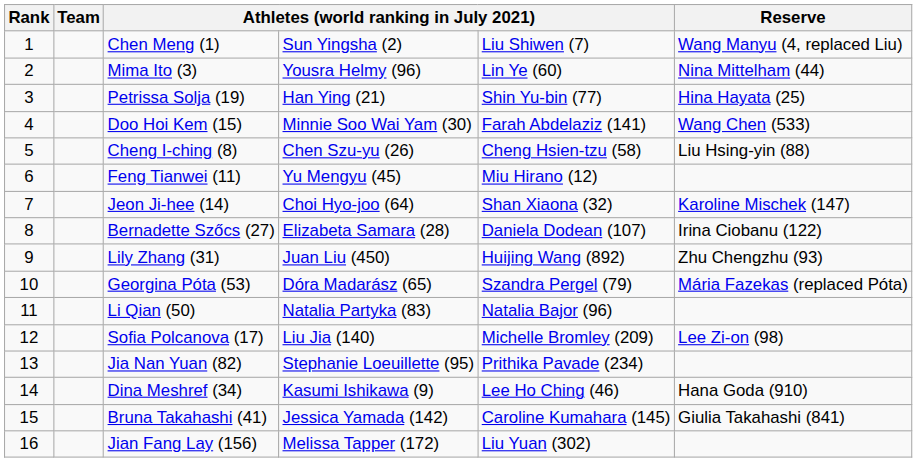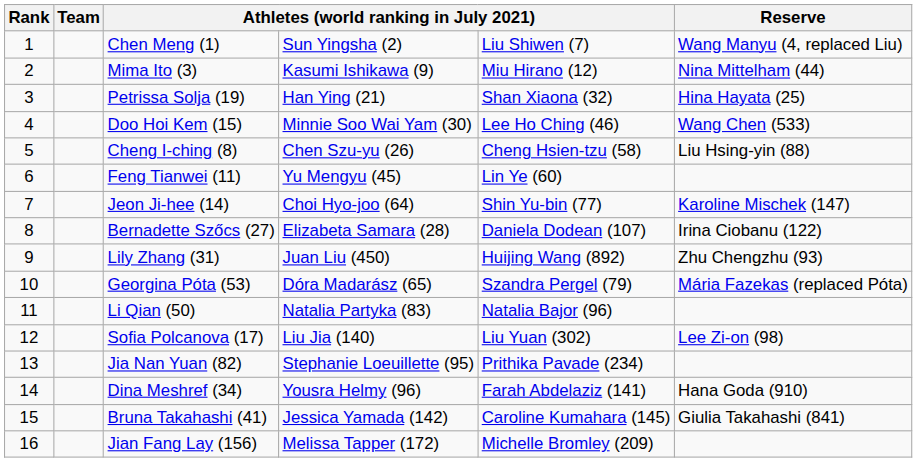(352, 71) Yousra Helmy (96) -> (358, 71) Kasumi Ishikawa (9)
(522, 71) Lin Ye (60) -> (540, 71) Miu Hirano (12)
(542, 97) Shin Yu-bin (77) -> (547, 97) Shan Xiaona (32)
(564, 124) Farah Abdelaziz (141) -> (550, 124) Lee Ho Ching (46)
(540, 177) Miu Hirano (12) -> (522, 177) Lin Ye (60)
(547, 204) Shan Xiaona (32) -> (542, 204) Shin Yu-bin (77)
(568, 337) Michelle Bromley (209) -> (536, 337) Liu Yuan (302)
(358, 390) Kasumi Ishikawa (9) -> (352, 390) Yousra Helmy (96)
(550, 390) Lee Ho Ching (46) -> (564, 390) Farah Abdelaziz (141)
(536, 444) Liu Yuan (302) -> (568, 444) Michelle Bromley (209)
